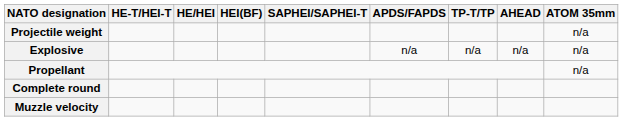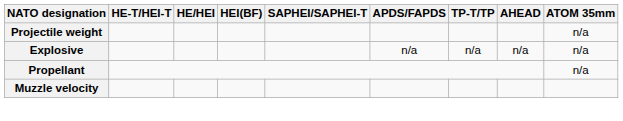- row: (57, 87)
